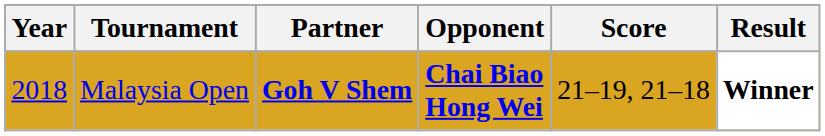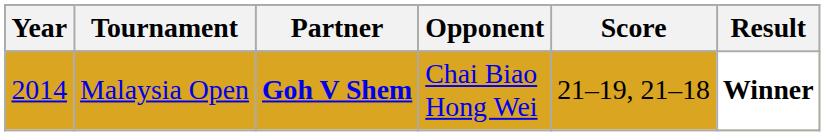(39, 90) 2018 -> (39, 90) 2014
(484, 90) bold -> (481, 90) normal
